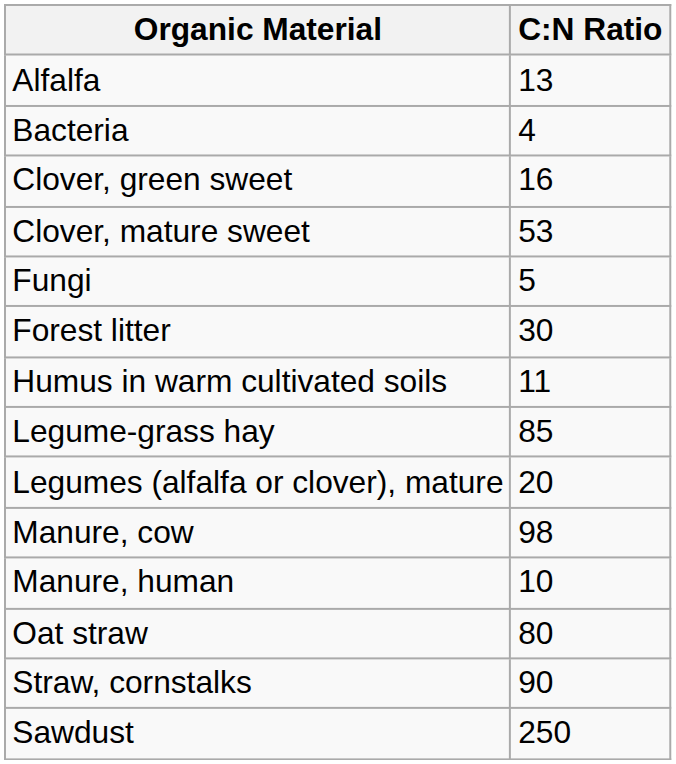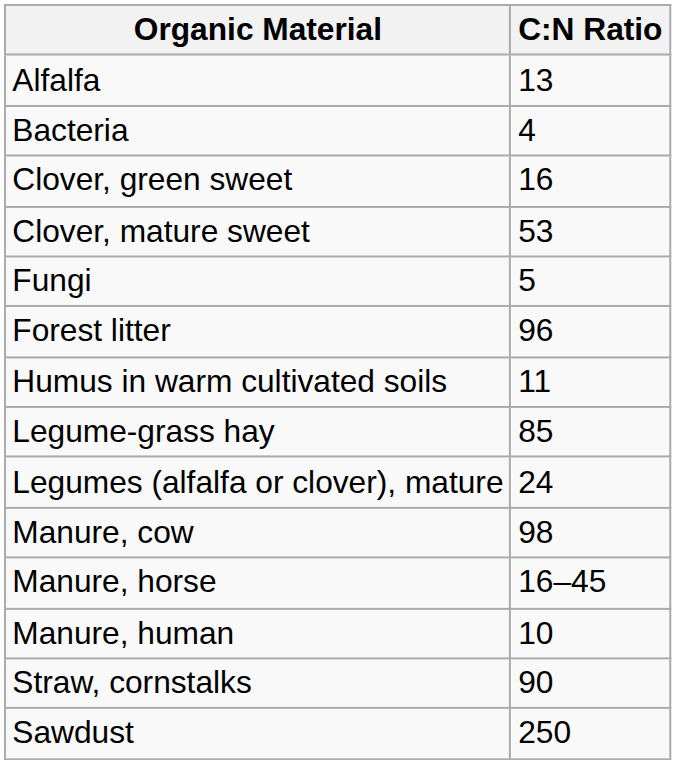(536, 331) 30 -> (536, 331) 96
(536, 481) 20 -> (536, 481) 24
+ row: (114, 582)
- row: (80, 632)
